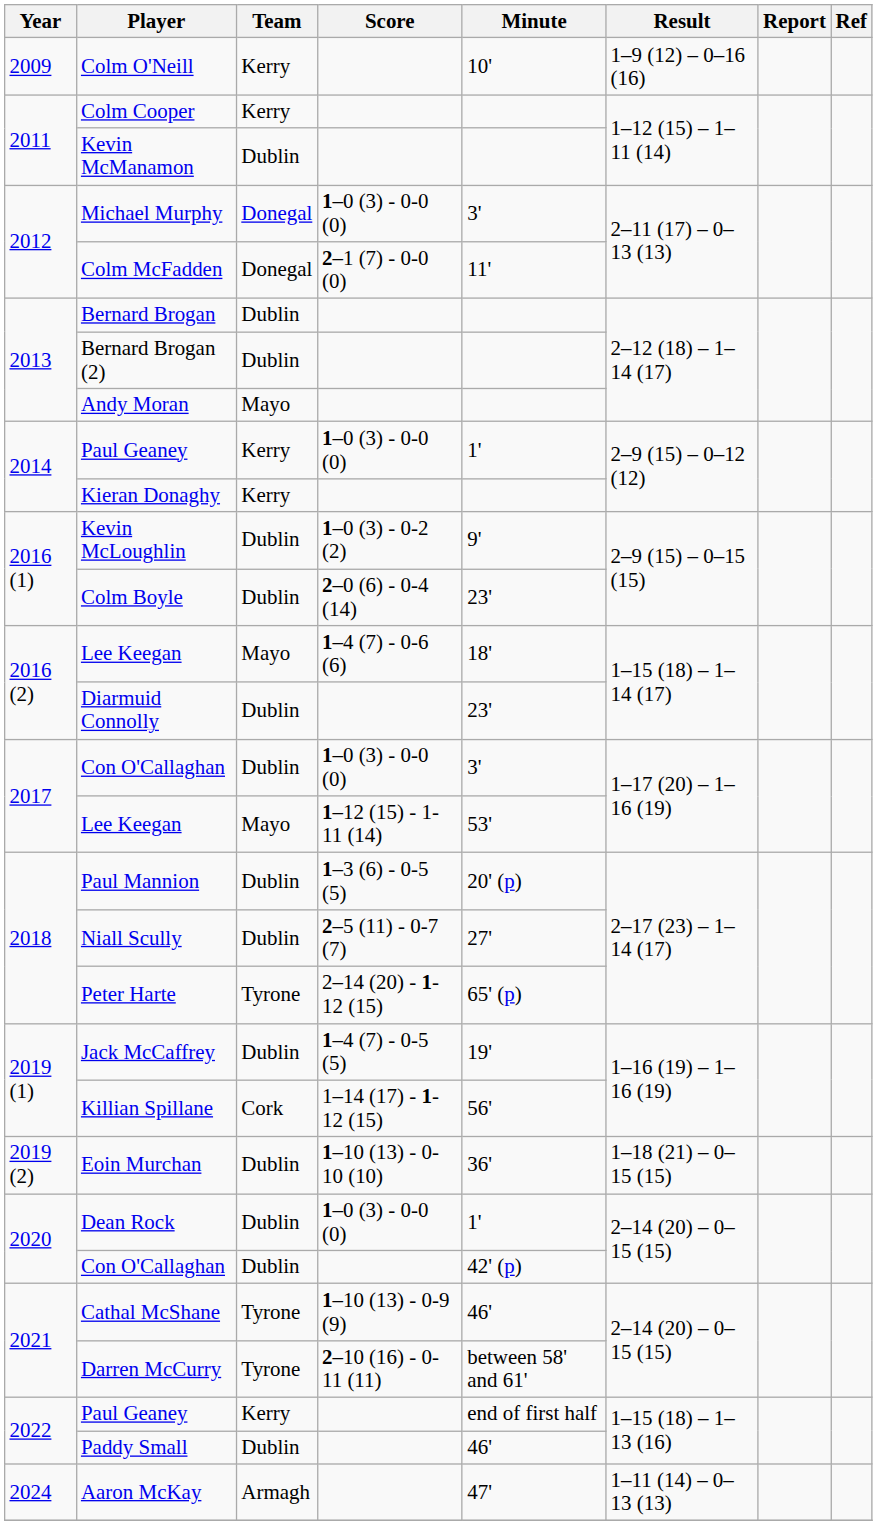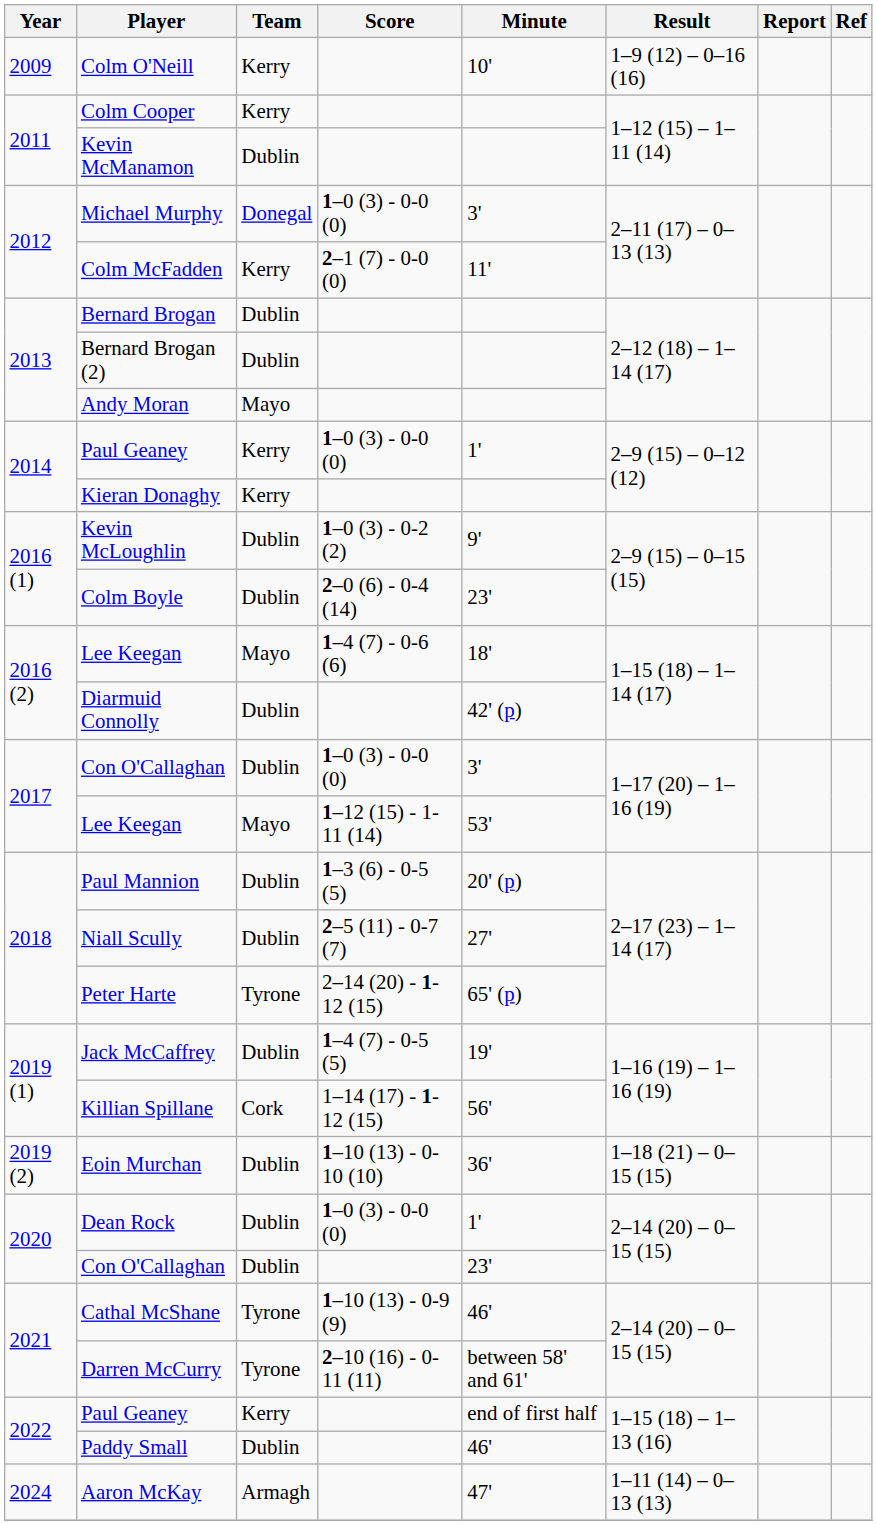(277, 269) Donegal -> (266, 269) Kerry
(480, 710) 23' -> (494, 710) 42' (p)
(494, 1266) 42' (p) -> (480, 1266) 23'
